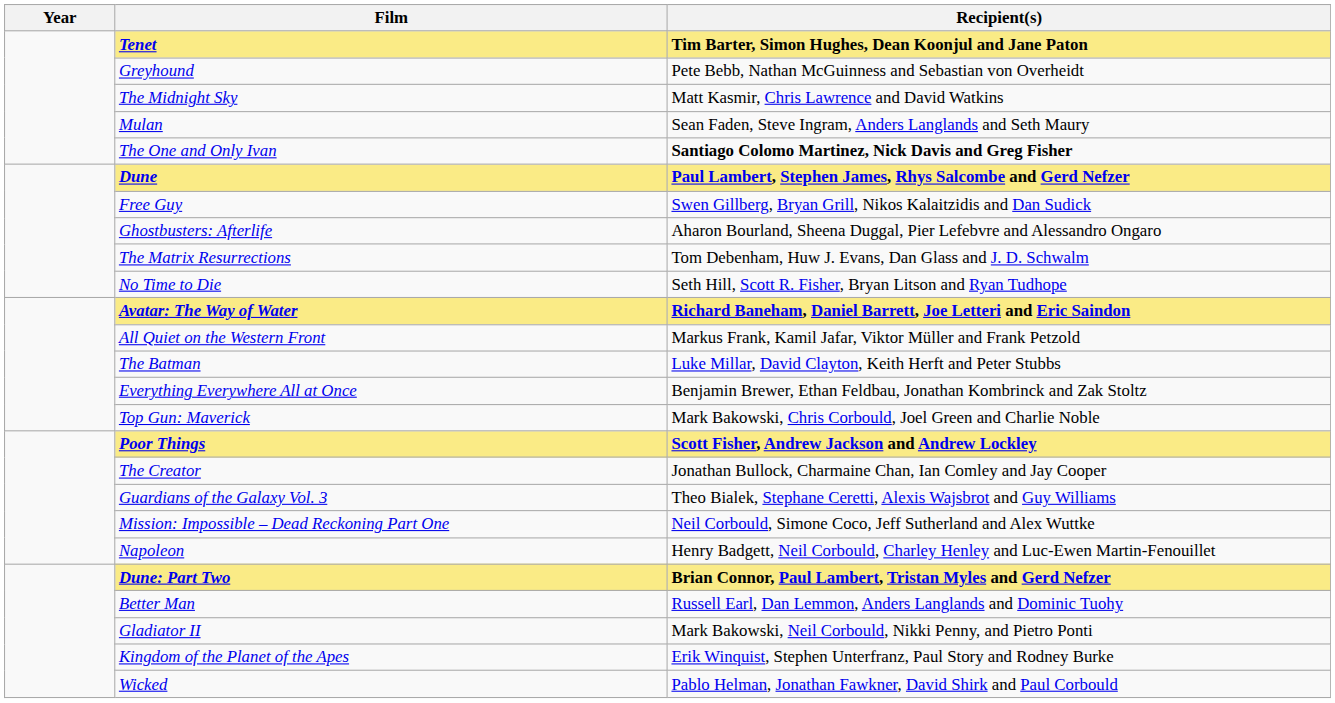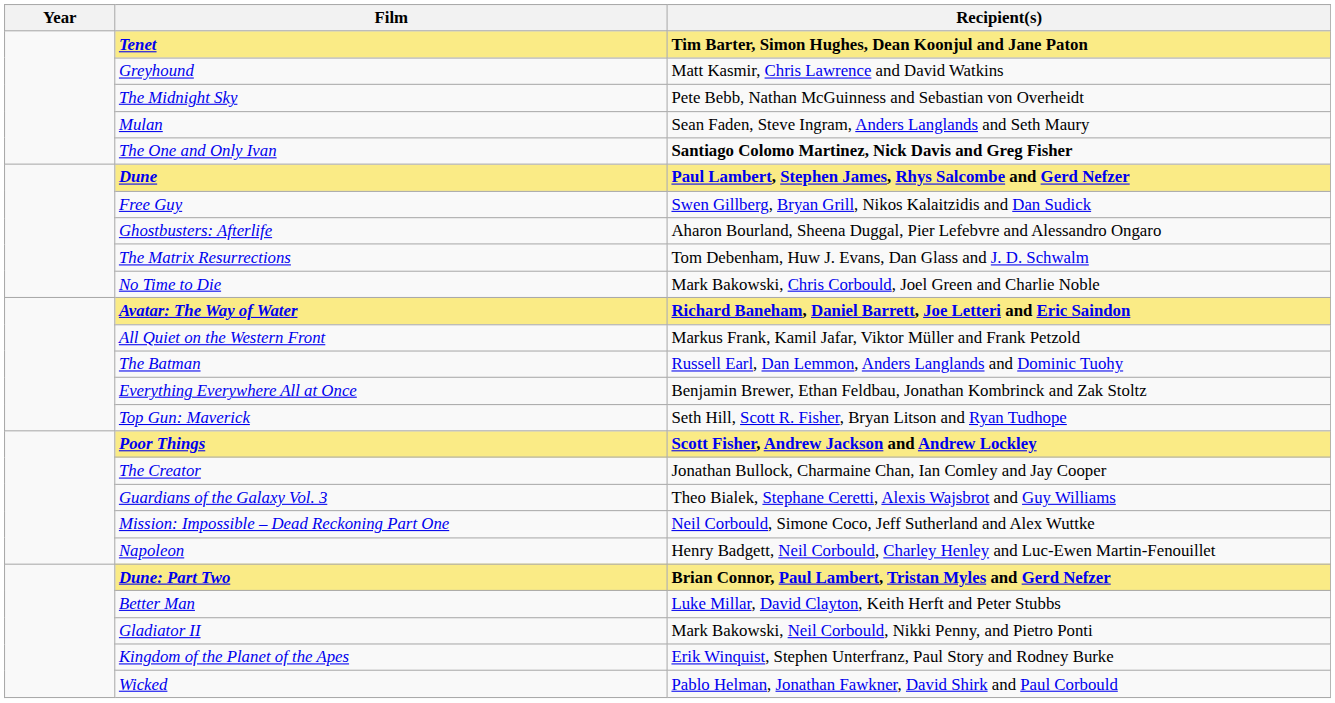(878, 71) Pete Bebb, Nathan McGuinness and Sebastian von Overheidt -> (838, 71) Matt Kasmir, Chris Lawrence and David Watkins
(838, 97) Matt Kasmir, Chris Lawrence and David Watkins -> (878, 97) Pete Bebb, Nathan McGuinness and Sebastian von Overheidt
(869, 284) Seth Hill, Scott R. Fisher, Bryan Litson and Ryan Tudhope -> (886, 284) Mark Bakowski, Chris Corbould, Joel Green and Charlie Noble
(866, 364) Luke Millar, David Clayton, Keith Herft and Peter Stubbs -> (897, 364) Russell Earl, Dan Lemmon, Anders Langlands and Dominic Tuohy
(886, 417) Mark Bakowski, Chris Corbould, Joel Green and Charlie Noble -> (869, 417) Seth Hill, Scott R. Fisher, Bryan Litson and Ryan Tudhope
(897, 603) Russell Earl, Dan Lemmon, Anders Langlands and Dominic Tuohy -> (866, 603) Luke Millar, David Clayton, Keith Herft and Peter Stubbs
